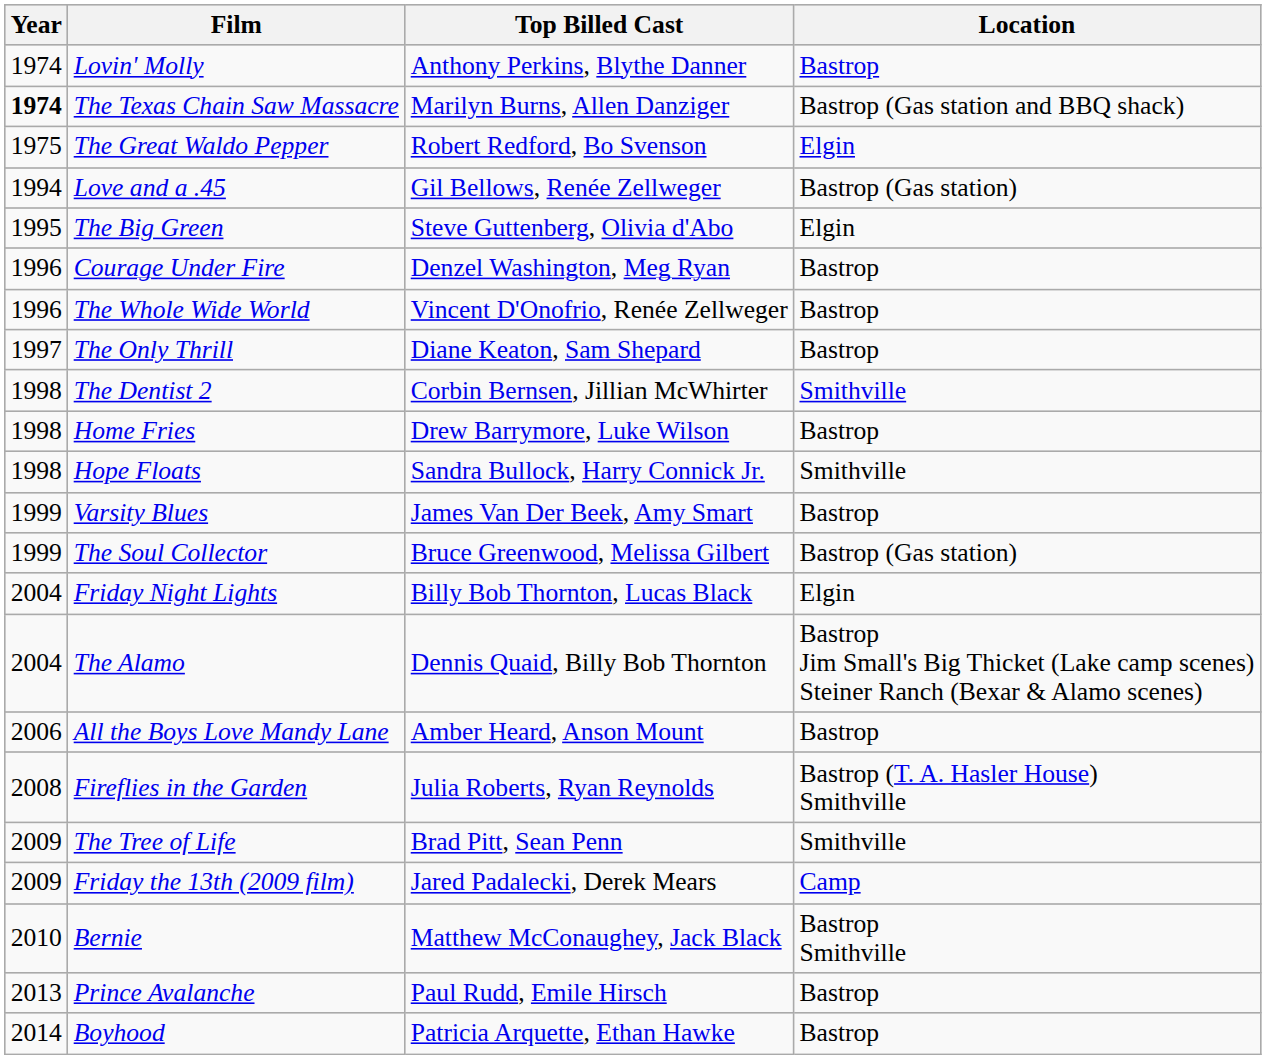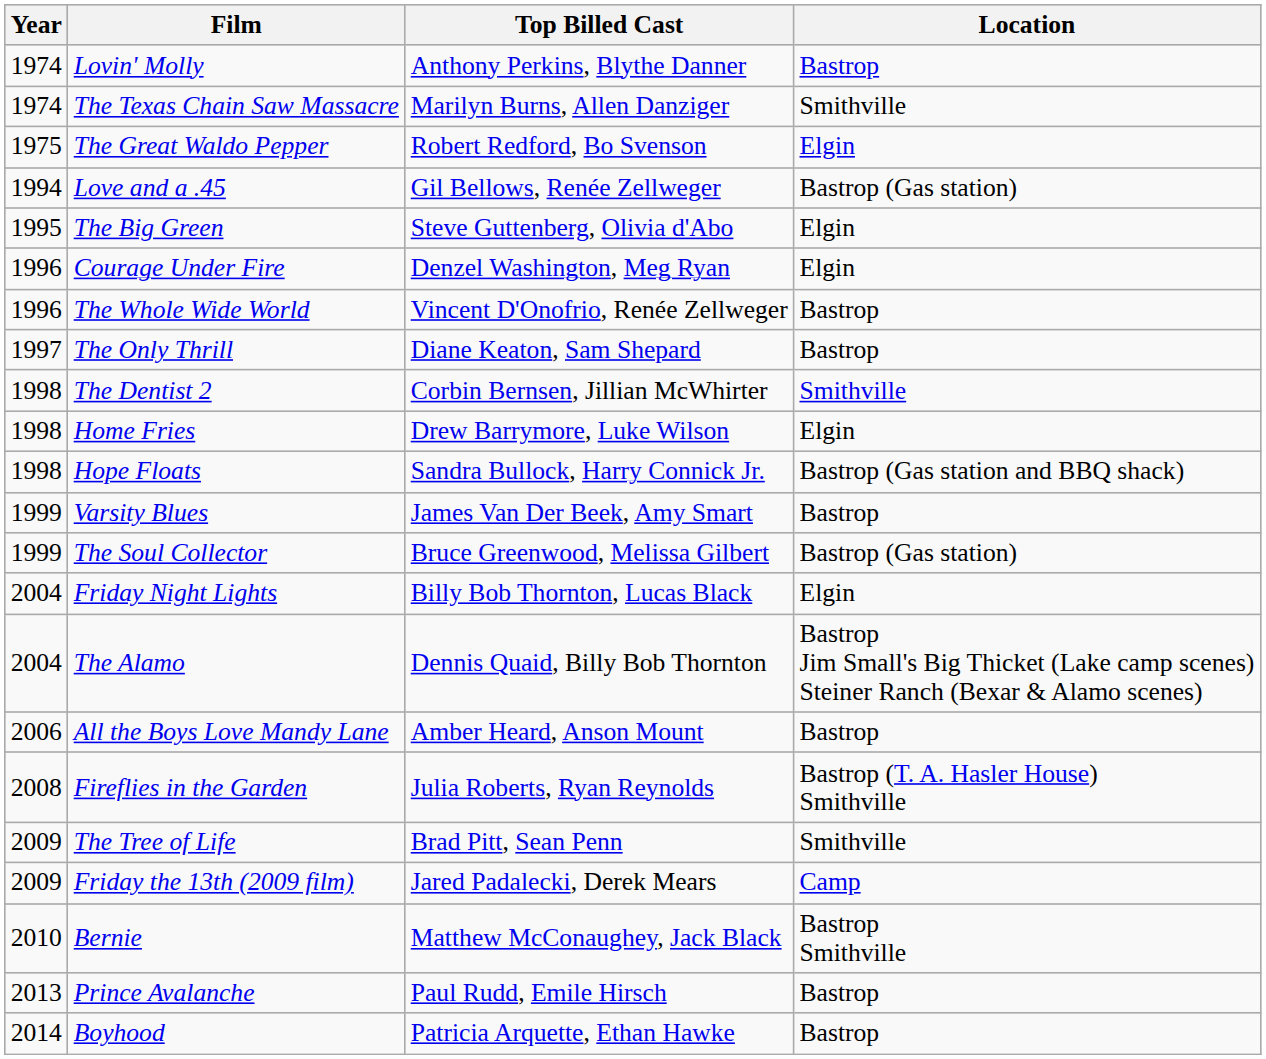(36, 106) bold -> (36, 106) normal
(992, 106) Bastrop (Gas station and BBQ shack) -> (853, 106) Smithville
(839, 268) Bastrop -> (827, 268) Elgin
(839, 430) Bastrop -> (827, 430) Elgin
(853, 471) Smithville -> (992, 471) Bastrop (Gas station and BBQ shack)
